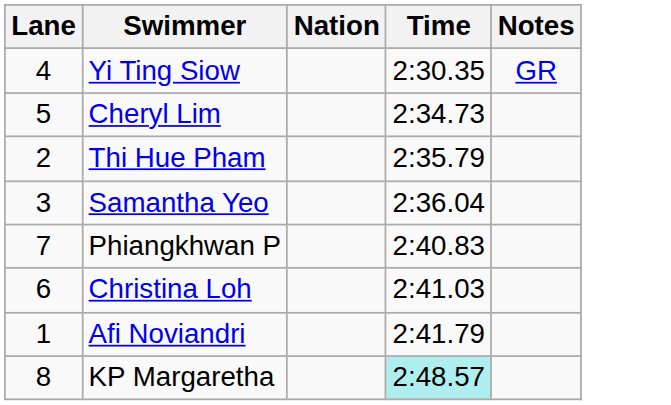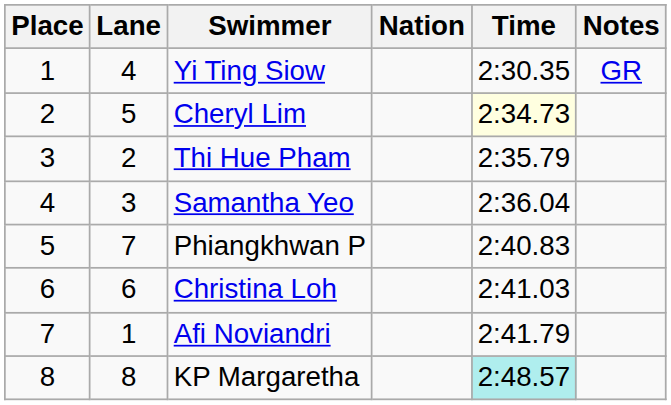+ column: (47, 26)
(439, 114) no background -> (524, 114) lightyellow background
